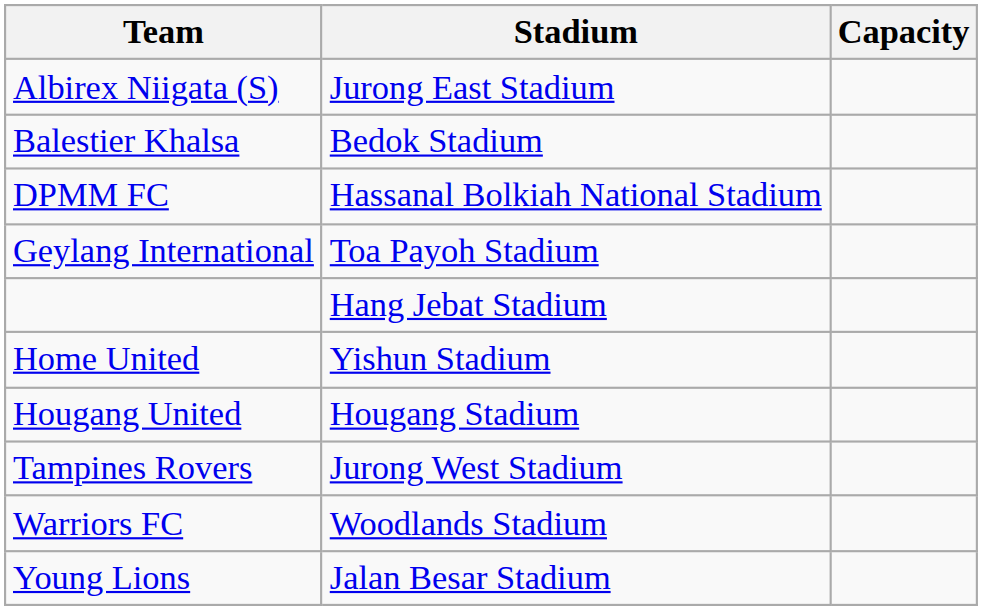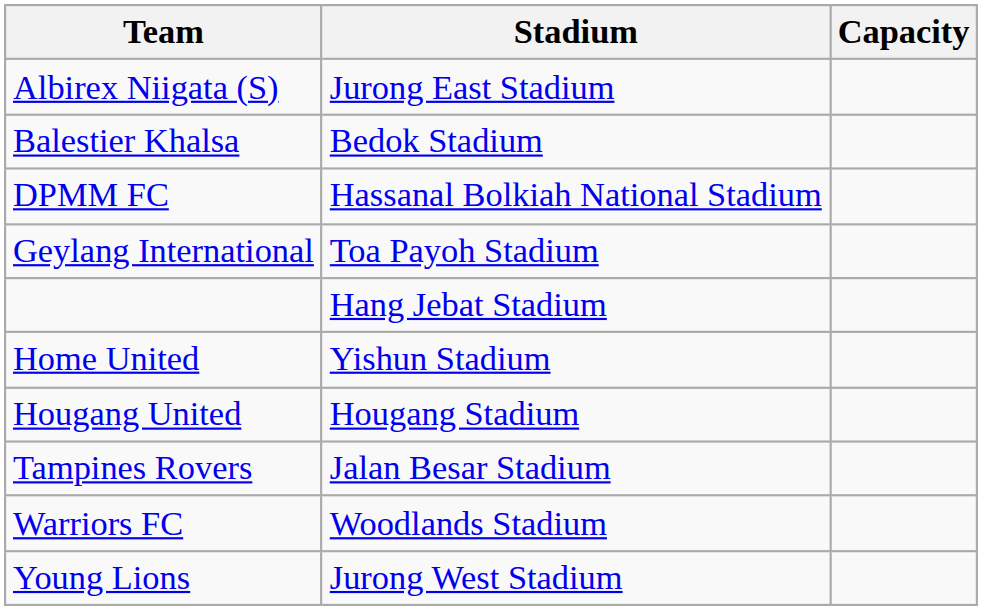(476, 468) Jurong West Stadium -> (470, 468) Jalan Besar Stadium
(470, 577) Jalan Besar Stadium -> (476, 577) Jurong West Stadium
